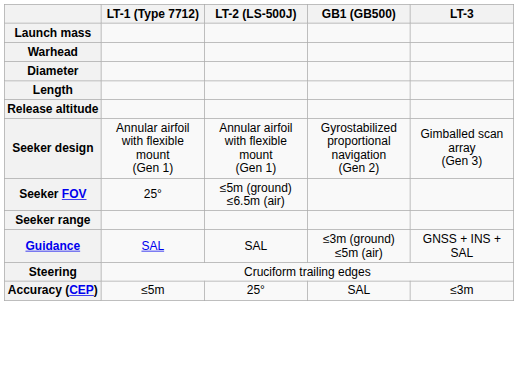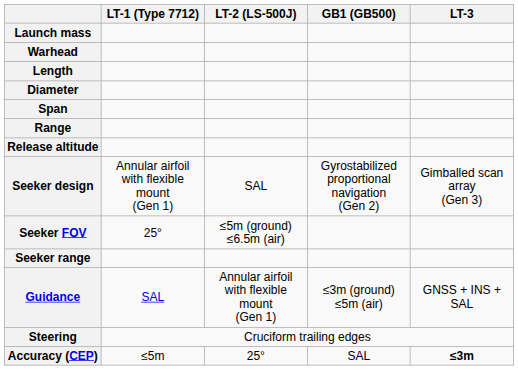rows swapped: (53, 90) <-> (53, 71)
+ row: (53, 109)
+ row: (53, 128)
(256, 148) Annular airfoil with flexible mount (Gen 1) -> (256, 186) SAL
(256, 246) SAL -> (256, 297) Annular airfoil with flexible mount (Gen 1)
(462, 290) normal -> (462, 355) bold
